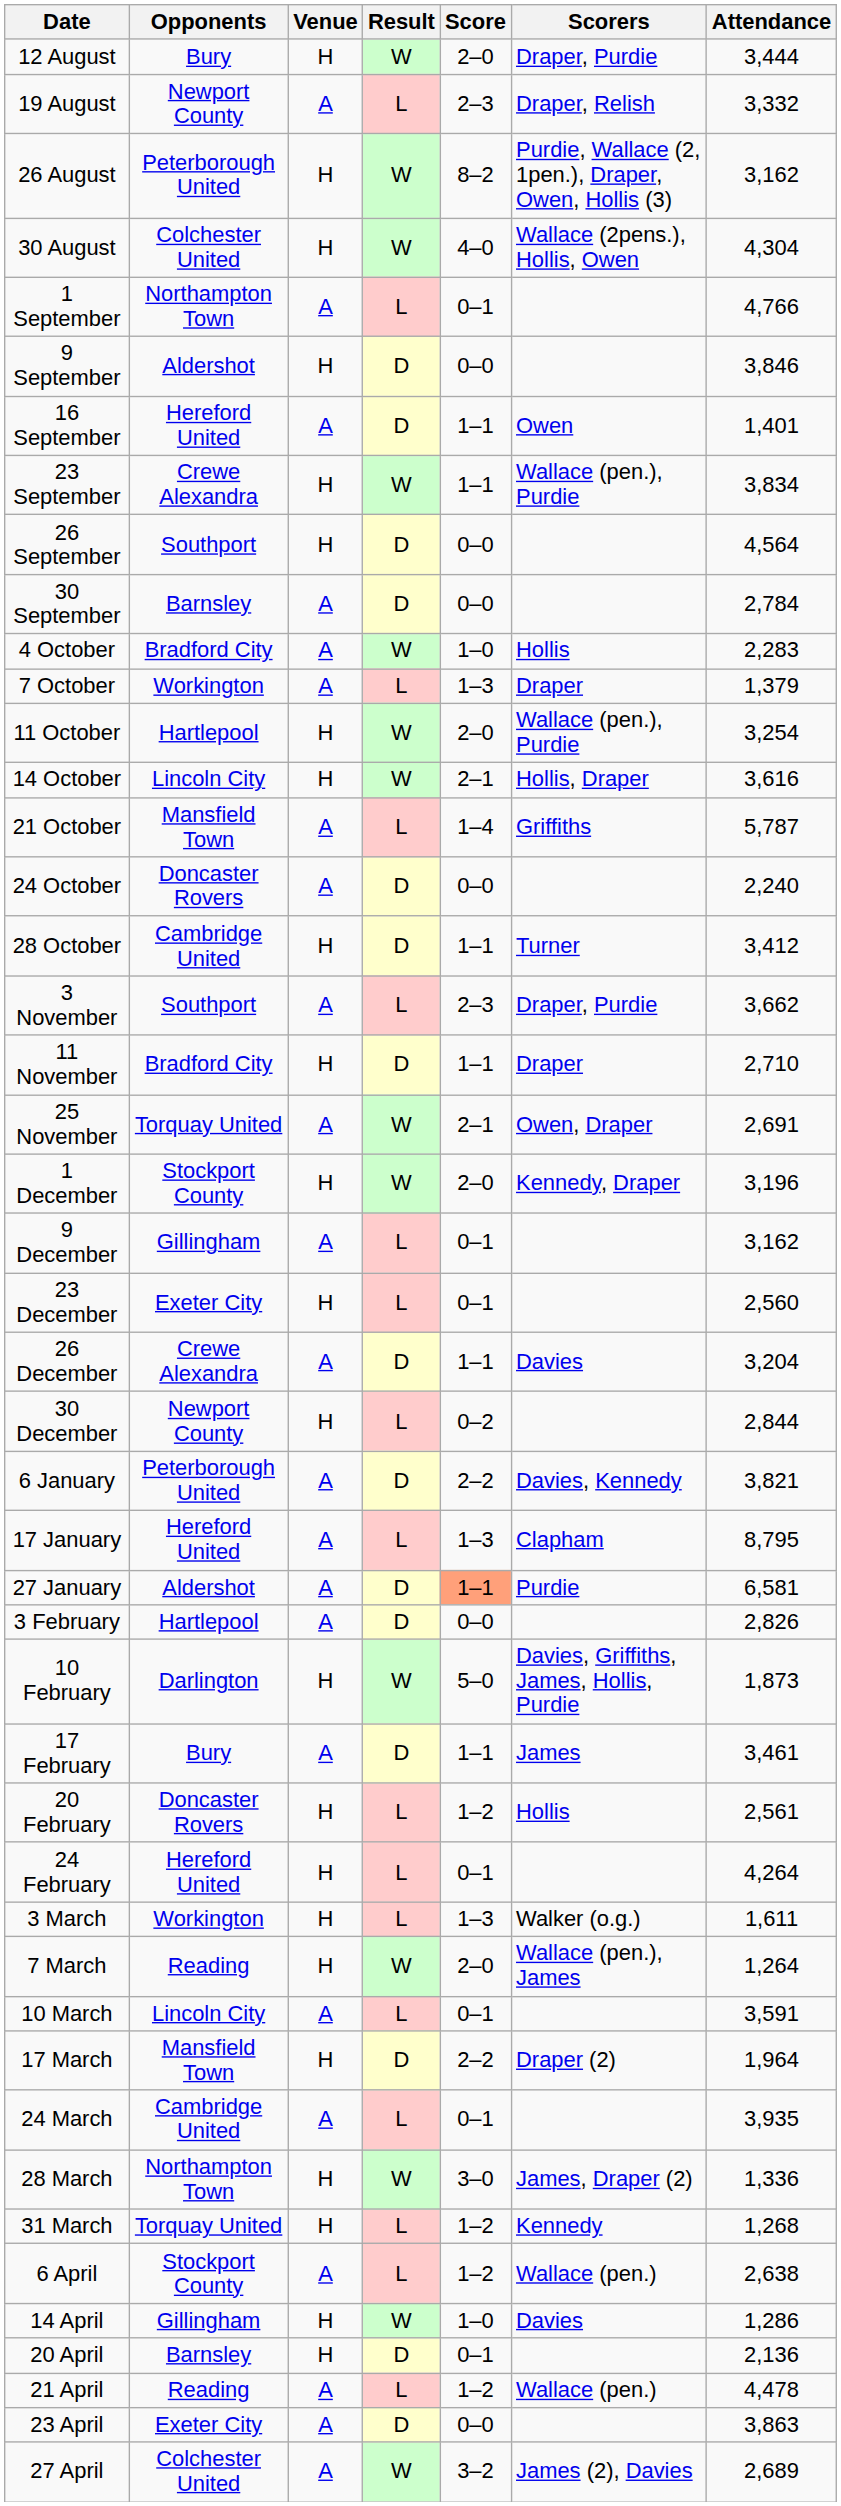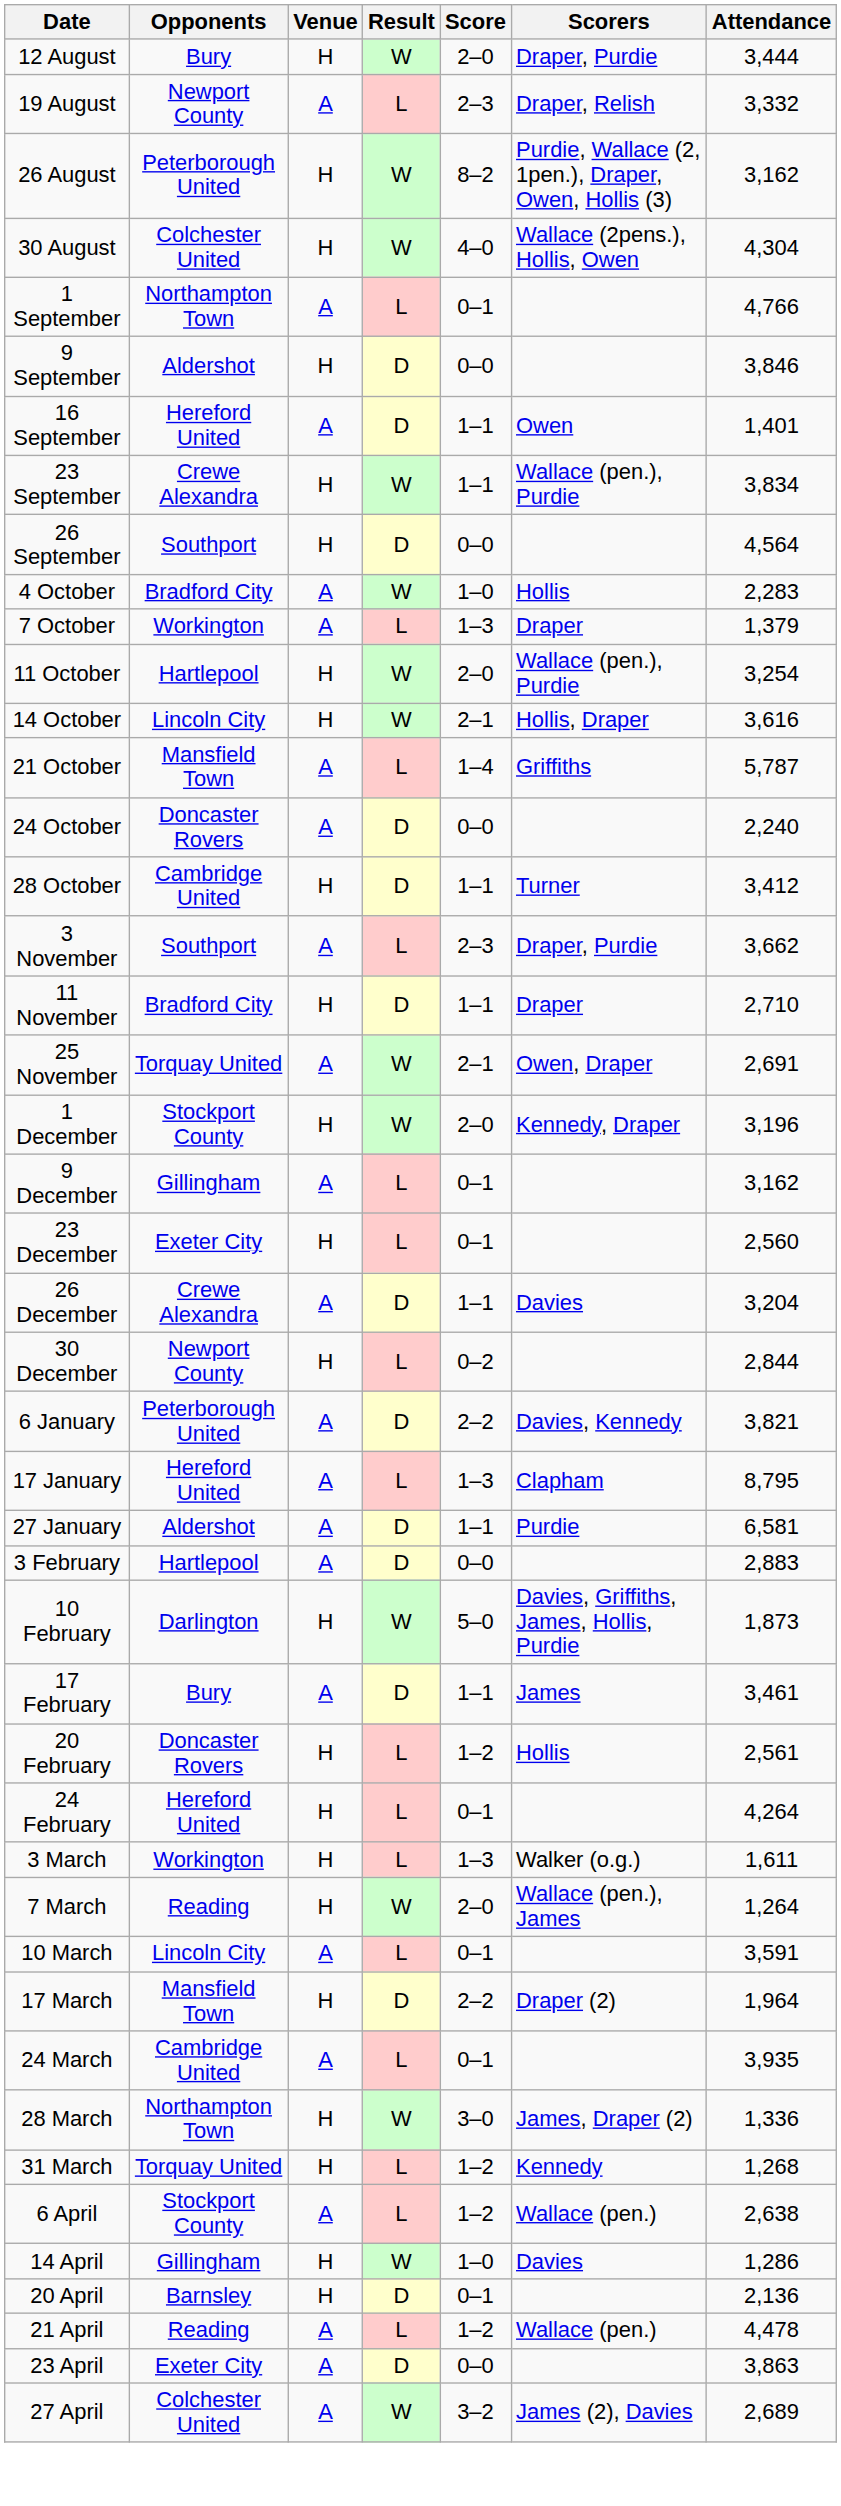- row: (67, 603)
(475, 1587) lightsalmon background -> (475, 1527) no background
(772, 1621) 2,826 -> (772, 1562) 2,883
